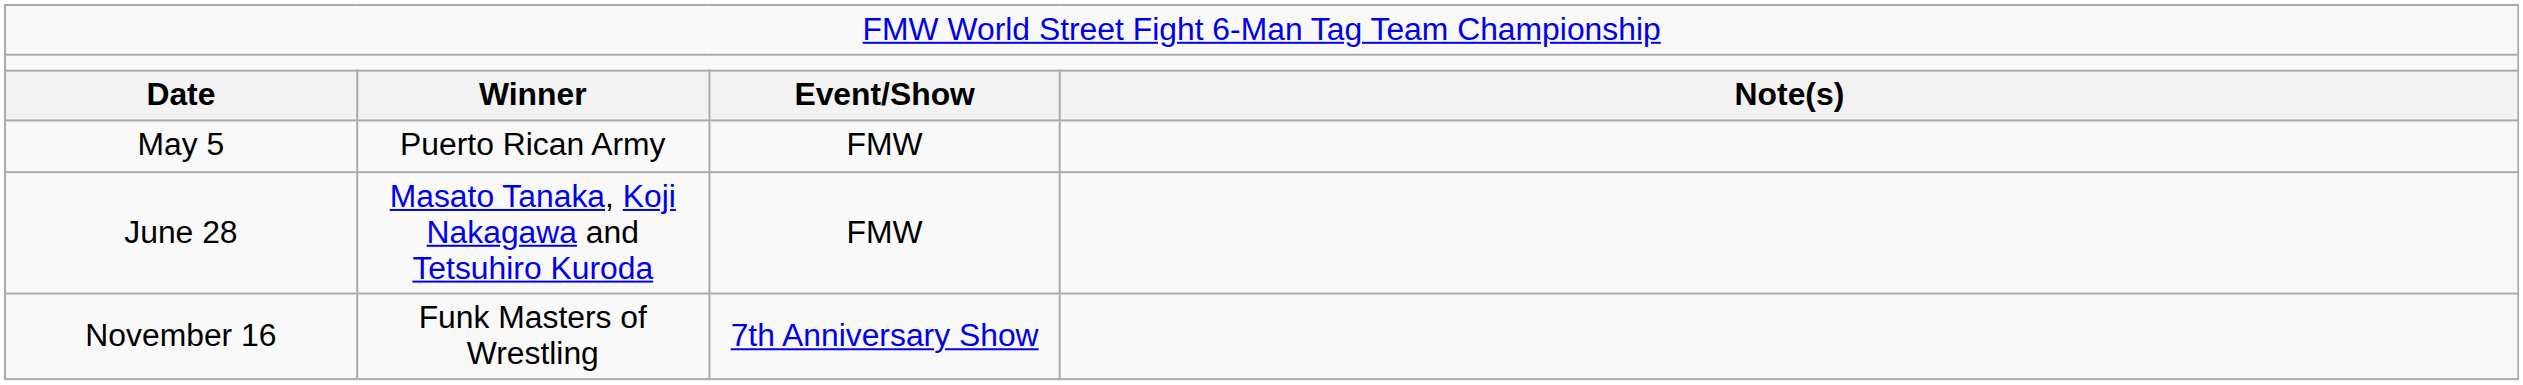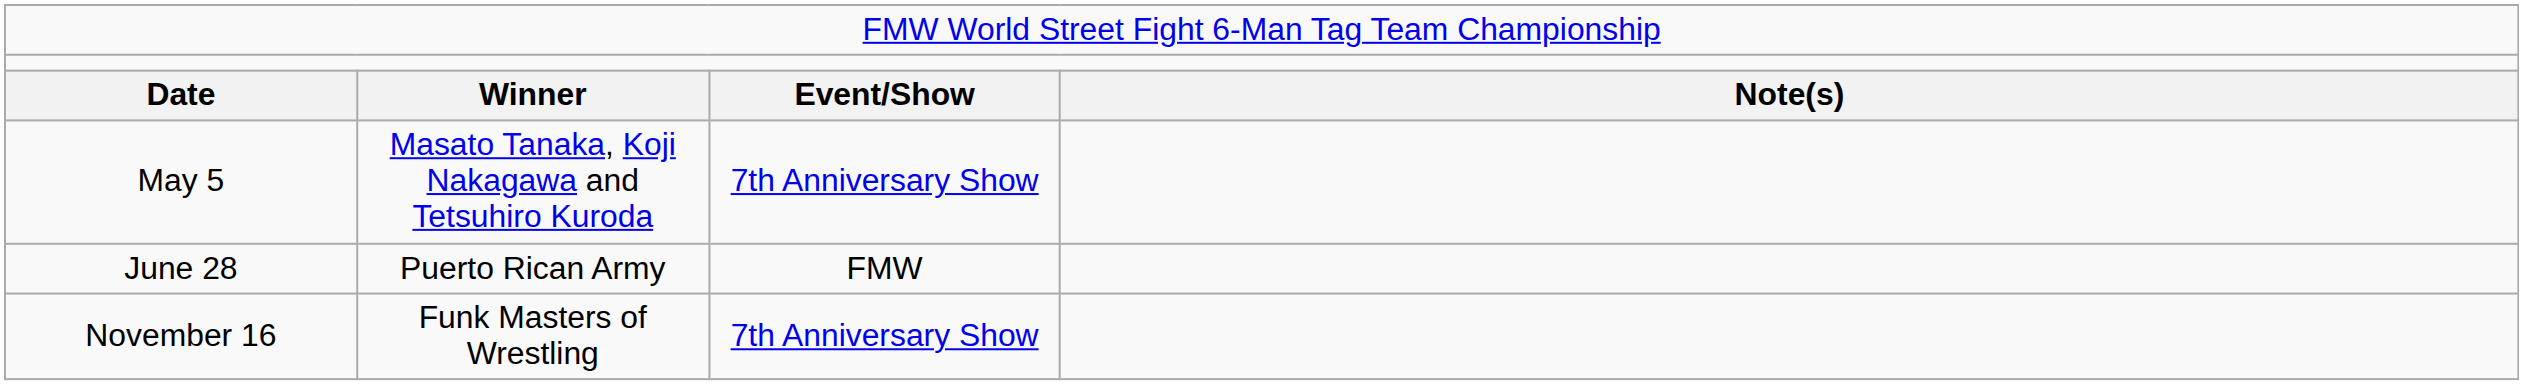(533, 145) Puerto Rican Army -> (533, 181) Masato Tanaka, Koji Nakagawa and Tetsuhiro Kuroda
(885, 145) FMW -> (885, 181) 7th Anniversary Show
(533, 231) Masato Tanaka, Koji Nakagawa and Tetsuhiro Kuroda -> (533, 267) Puerto Rican Army
